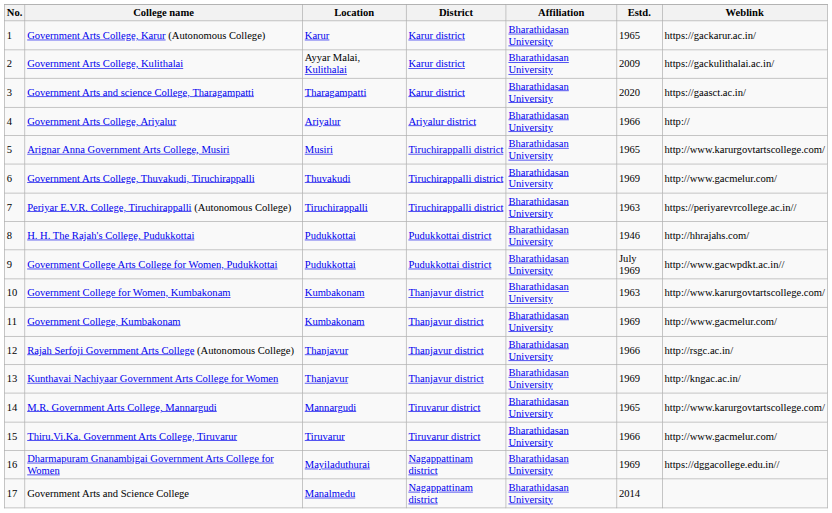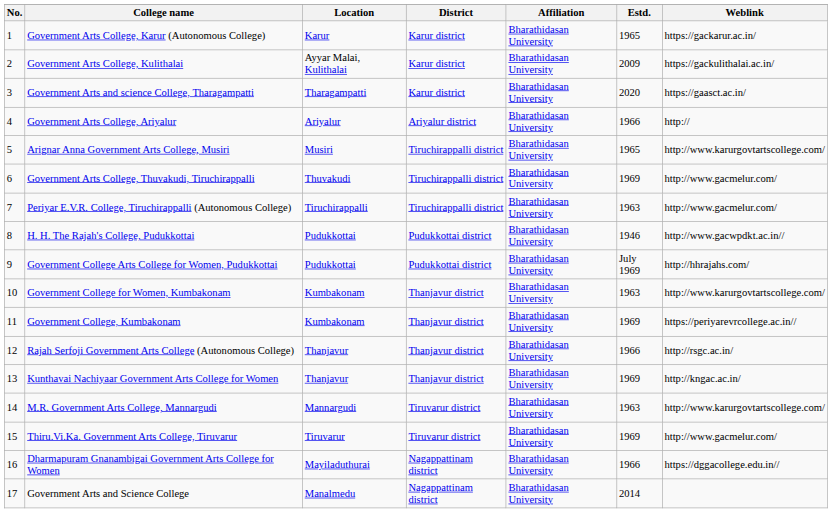(730, 207) https://periyarevrcollege.ac.in// -> (721, 207) http://www.gacmelur.com/
(707, 235) http://hhrajahs.com/ -> (724, 235) http://www.gacwpdkt.ac.in//
(724, 264) http://www.gacwpdkt.ac.in// -> (707, 264) http://hhrajahs.com/
(721, 321) http://www.gacmelur.com/ -> (730, 321) https://periyarevrcollege.ac.in//
(630, 407) 1965 -> (630, 407) 1963
(630, 436) 1966 -> (630, 436) 1969
(630, 464) 1969 -> (630, 464) 1966
